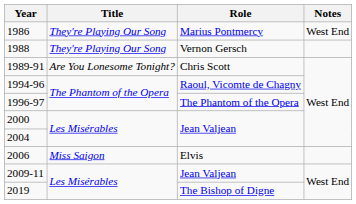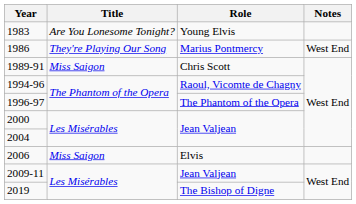+ row: (18, 31)
- row: (18, 48)
(112, 66) Are You Lonesome Tonight? -> (77, 66) Miss Saigon
